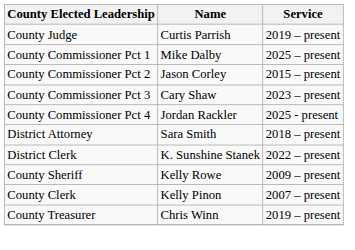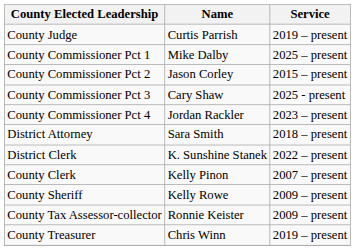(303, 94) 2023 – present -> (309, 94) 2025 - present
(302, 114) 2025 - present -> (310, 114) 2023 – present
rows swapped: (42, 194) <-> (45, 174)
+ row: (85, 214)
